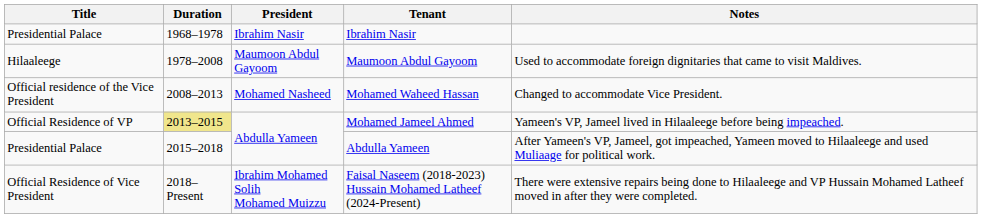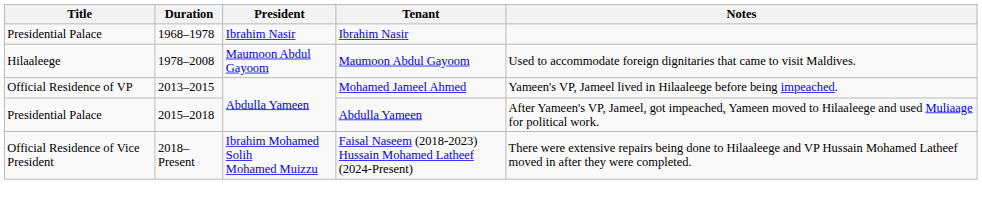- row: (412, 94)
(195, 121) khaki background -> (186, 87) no background
